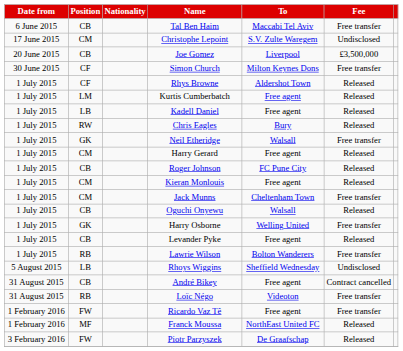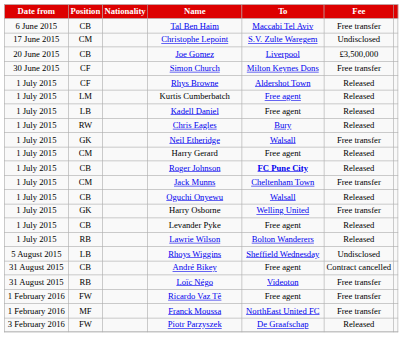(283, 168) normal -> (283, 168) bold
- row: (195, 183)
(359, 254) Free transfer -> (359, 240) Released
(359, 325) Released -> (359, 311) Free transfer
